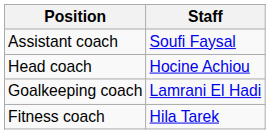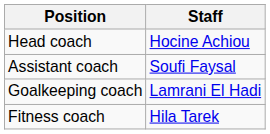rows swapped: (50, 66) <-> (63, 41)
